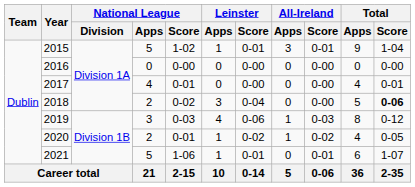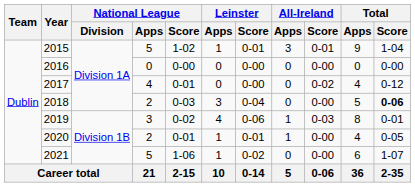(323, 84) 0-00 -> (323, 84) 0-02
(392, 84) 0-01 -> (392, 84) 0-12
(184, 102) 0-02 -> (184, 102) 0-03
(184, 119) 0-03 -> (184, 119) 0-02
(392, 119) 0-12 -> (392, 119) 0-01
(253, 137) 0-02 -> (253, 137) 0-01
(323, 137) 0-02 -> (323, 137) 0-00
(253, 155) 0-01 -> (253, 155) 0-02
(323, 155) 0-01 -> (323, 155) 0-00
